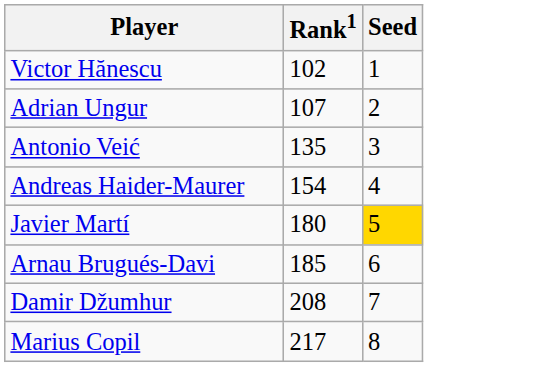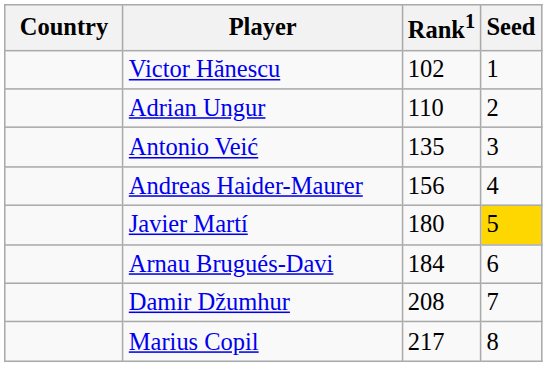+ column: (64, 27)
(308, 108) 107 -> (426, 108) 110
(308, 185) 154 -> (426, 185) 156
(308, 263) 185 -> (426, 263) 184
